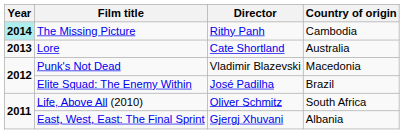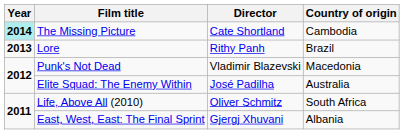(237, 31) Rithy Panh -> (247, 31) Cate Shortland
(247, 48) Cate Shortland -> (237, 48) Rithy Panh
(328, 48) Australia -> (320, 48) Brazil
(320, 84) Brazil -> (328, 84) Australia
